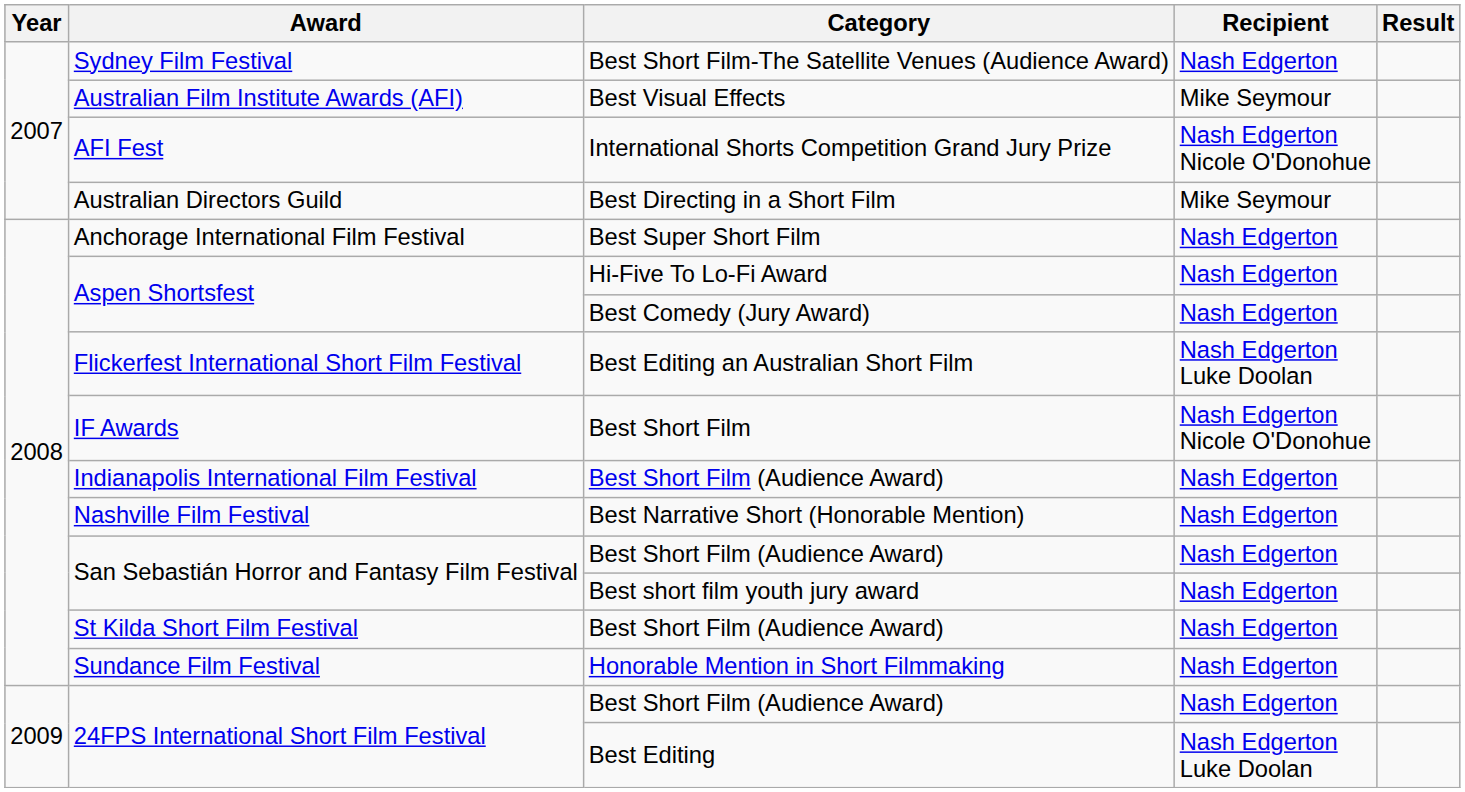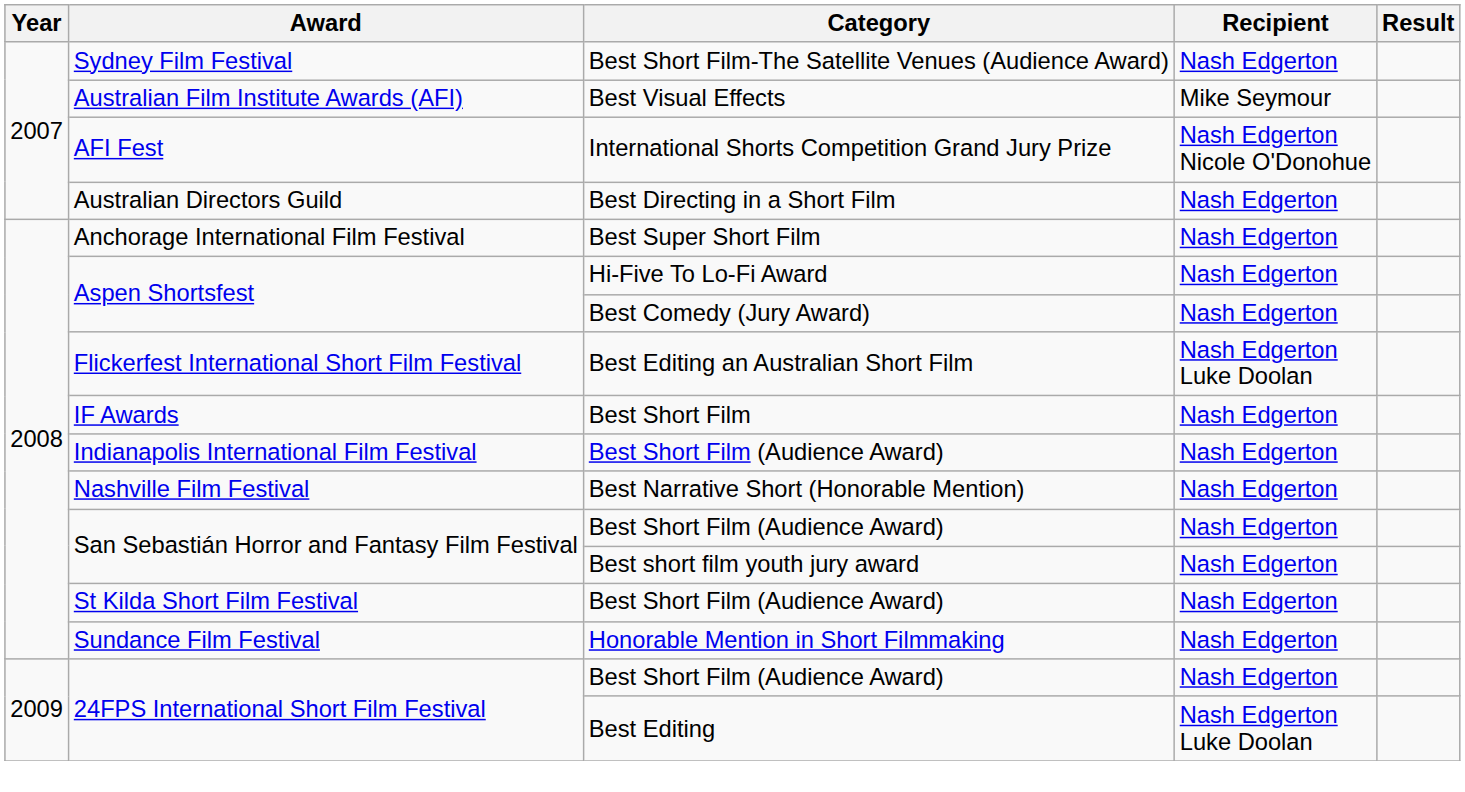(1255, 200) Mike Seymour -> (1259, 200) Nash Edgerton
(1275, 427) Nash Edgerton Nicole O'Donohue -> (1259, 414) Nash Edgerton
